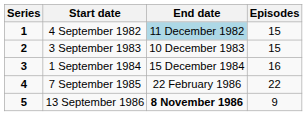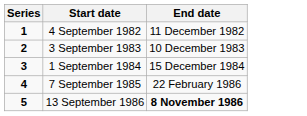- column: (275, 13)
(197, 31) lightblue background -> (197, 31) no background
